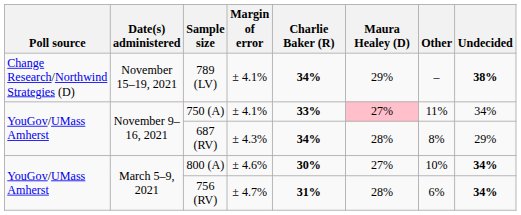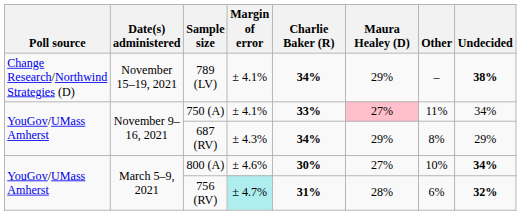(382, 138) 28% -> (382, 138) 29%
(250, 193) no background -> (250, 193) paleturquoise background
(485, 193) 34% -> (485, 193) 32%
